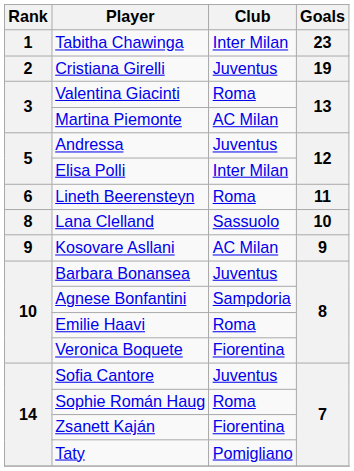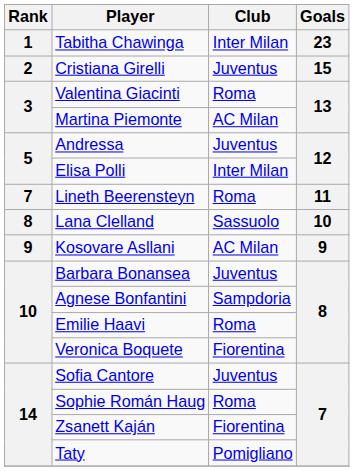(323, 68) 19 -> (323, 68) 15
(28, 196) 6 -> (28, 196) 7
